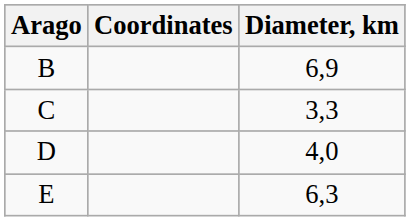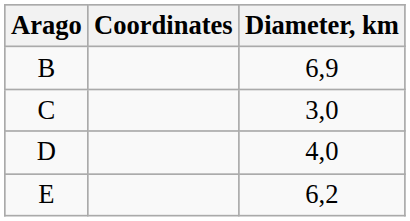(322, 109) 3,3 -> (322, 109) 3,0
(322, 194) 6,3 -> (322, 194) 6,2
